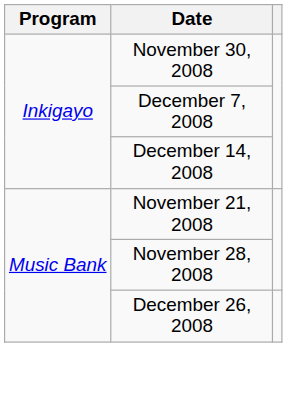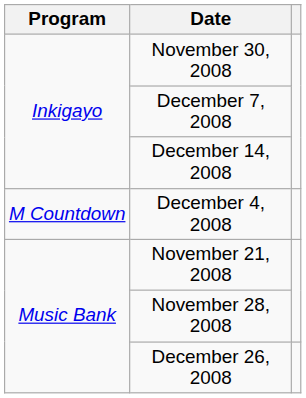+ row: (211, 213)
